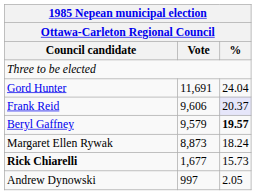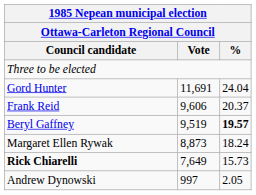(235, 106) lavender background -> (235, 106) no background
(193, 124) 9,579 -> (193, 124) 9,519
(193, 161) 1,677 -> (193, 161) 7,649
